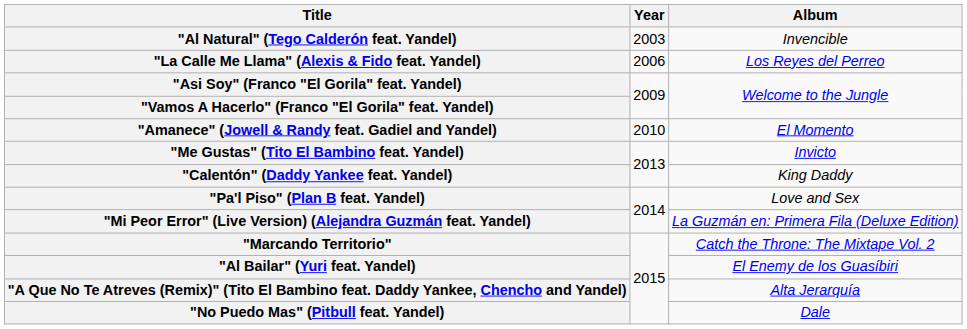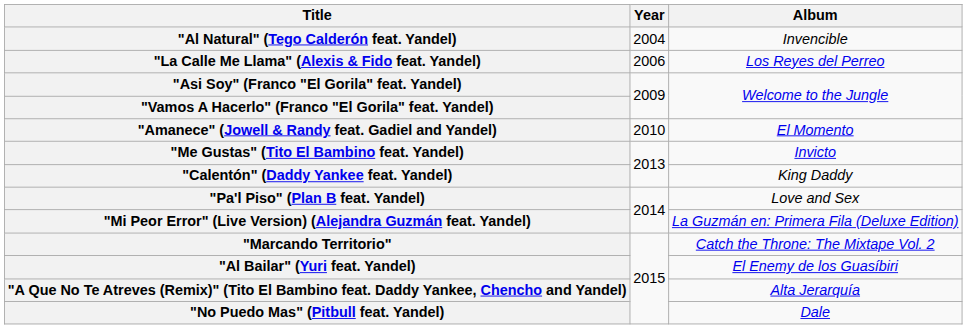(649, 38) 2003 -> (649, 38) 2004
